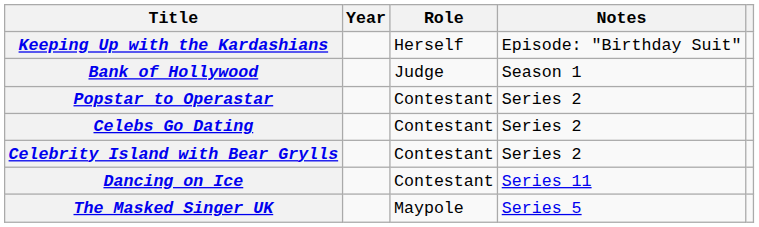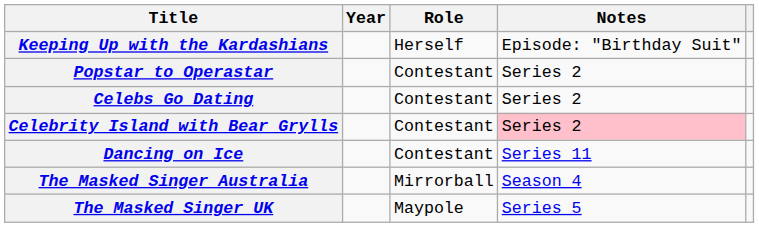- row: (173, 72)
(542, 154) no background -> (542, 127) pink background
+ row: (173, 181)
